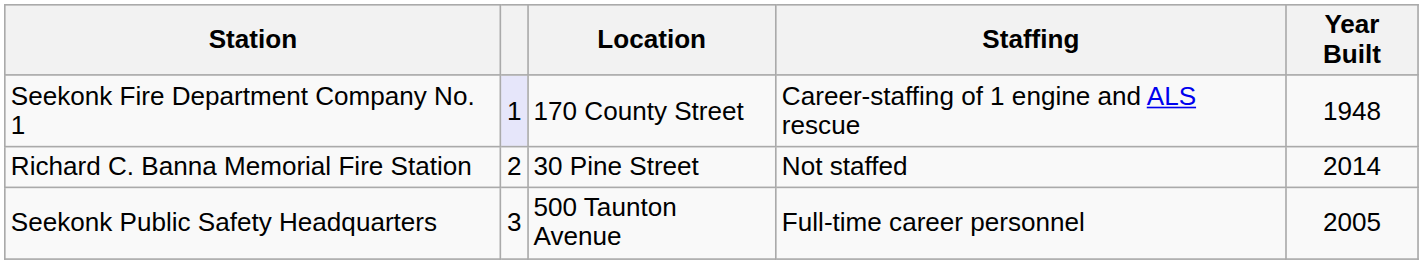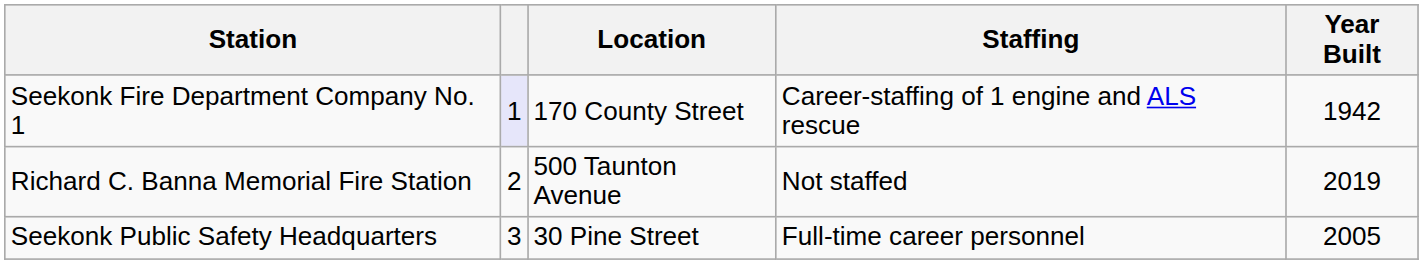(1352, 110) 1948 -> (1352, 110) 1942
(616, 166) 30 Pine Street -> (605, 181) 500 Taunton Avenue
(1352, 166) 2014 -> (1352, 181) 2019
(605, 222) 500 Taunton Avenue -> (616, 237) 30 Pine Street
